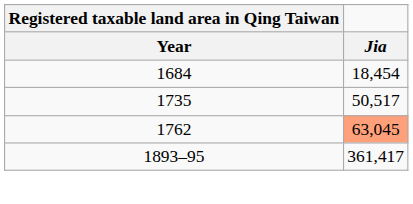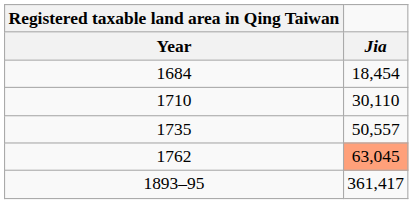+ row: (174, 101)
(376, 101) 50,517 -> (376, 128) 50,557
